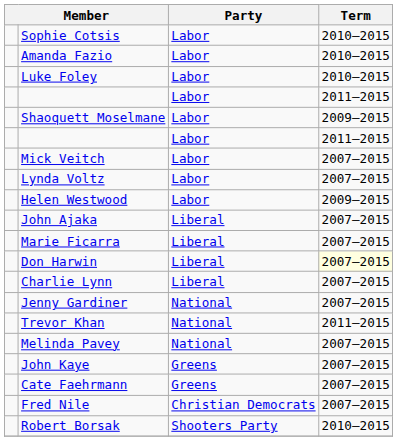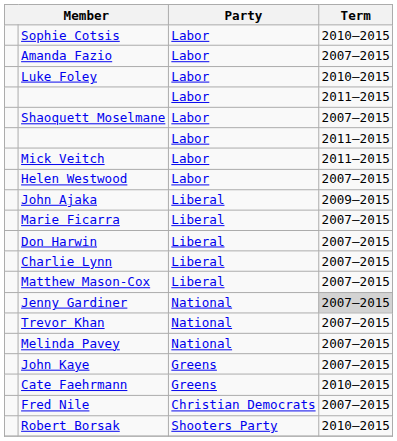(356, 56) 2010–2015 -> (356, 56) 2007–2015
(356, 118) 2009–2015 -> (356, 118) 2007–2015
(356, 159) 2007–2015 -> (356, 159) 2011–2015
- row: (63, 179)
(356, 200) 2009–2015 -> (356, 179) 2007–2015
(356, 220) 2007–2015 -> (356, 200) 2009–2015
(356, 261) lightyellow background -> (356, 241) no background
+ row: (86, 282)
(356, 302) no background -> (356, 302) lightgrey background
(356, 323) 2011–2015 -> (356, 323) 2007–2015
(356, 385) 2007–2015 -> (356, 385) 2010–2015
